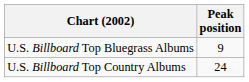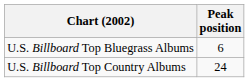(220, 47) 9 -> (220, 47) 6
